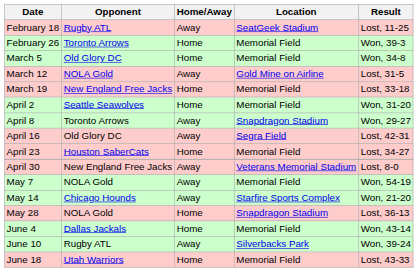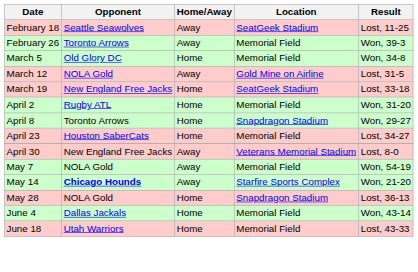(87, 27) Rugby ATL -> (104, 27) Seattle Seawolves
(190, 43) Home -> (189, 43) Away
(268, 89) Memorial Field -> (277, 89) SeatGeek Stadium
(104, 105) Seattle Seawolves -> (87, 105) Rugby ATL
(189, 120) Away -> (190, 120) Home
- row: (23, 136)
(100, 197) normal -> (102, 182) bold
- row: (24, 244)
